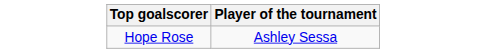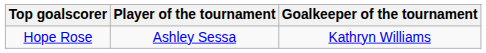+ column: (380, 15)
